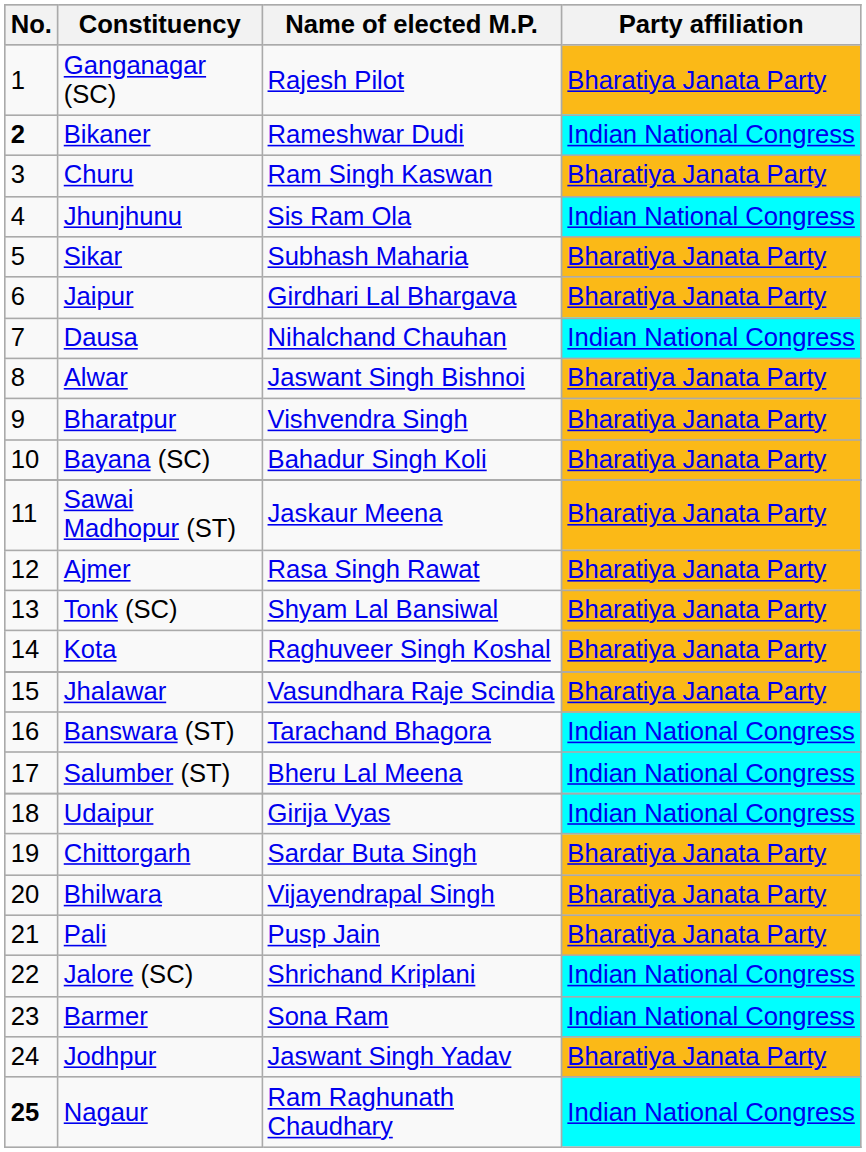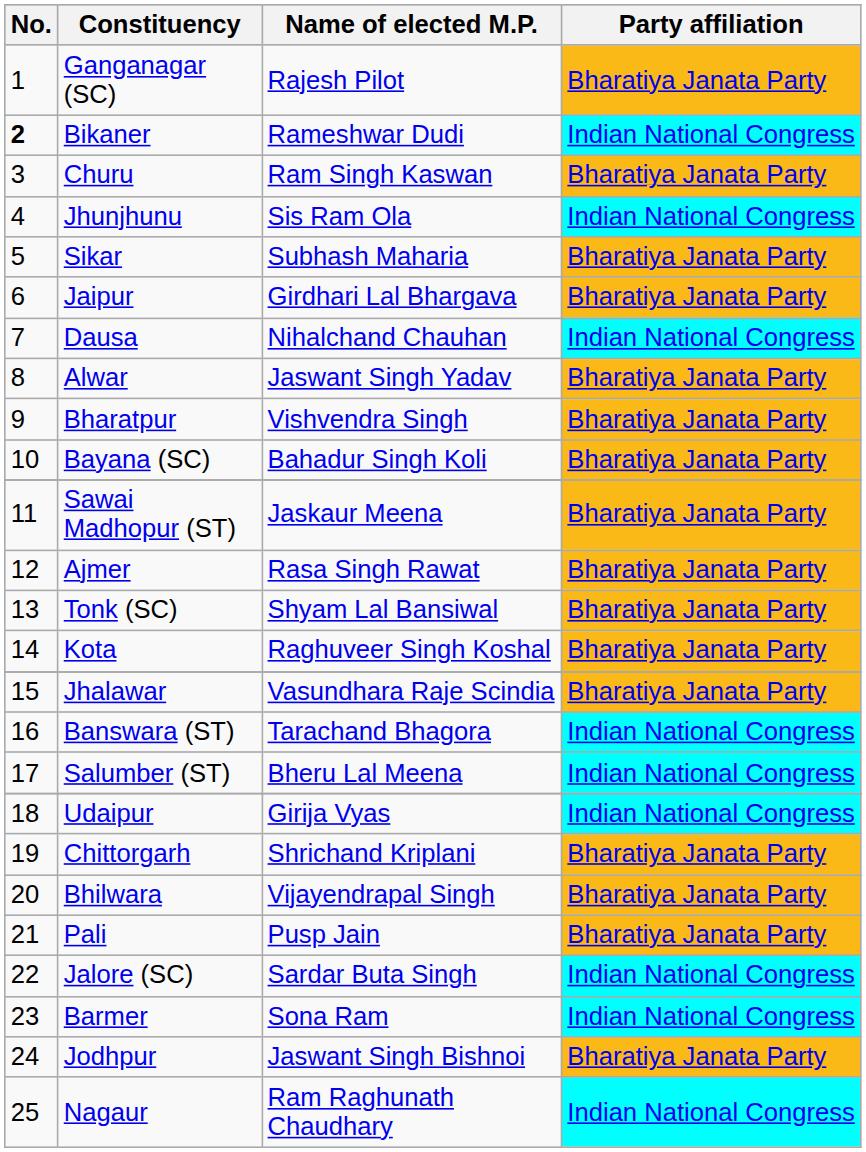(396, 378) Jaswant Singh Bishnoi -> (389, 378) Jaswant Singh Yadav
(372, 853) Sardar Buta Singh -> (371, 853) Shrichand Kriplani
(371, 975) Shrichand Kriplani -> (372, 975) Sardar Buta Singh
(389, 1056) Jaswant Singh Yadav -> (396, 1056) Jaswant Singh Bishnoi
(25, 1111) bold -> (25, 1111) normal
